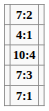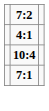- row: (24, 75)
